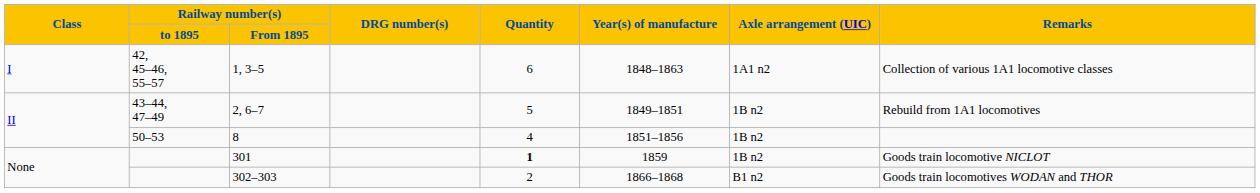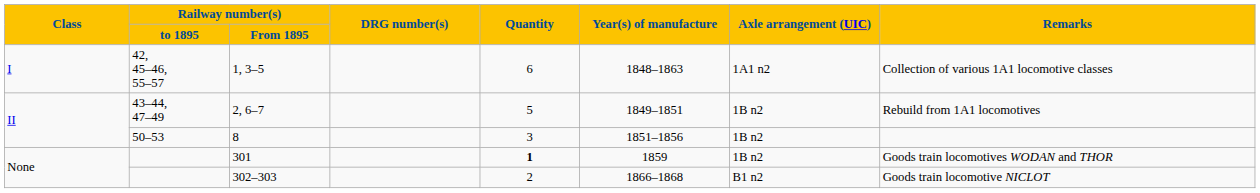(530, 137) 4 -> (530, 137) 3
(966, 157) Goods train locomotive NICLOT -> (998, 157) Goods train locomotives WODAN and THOR
(998, 177) Goods train locomotives WODAN and THOR -> (966, 177) Goods train locomotive NICLOT
